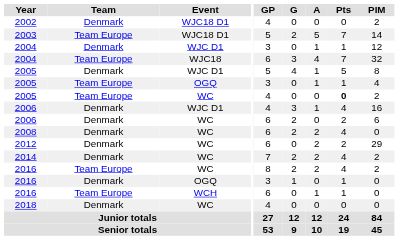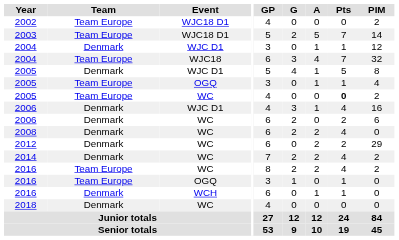(103, 22) Denmark -> (103, 22) Team Europe
(103, 181) Denmark -> (103, 181) Team Europe
(103, 193) Team Europe -> (103, 193) Denmark
